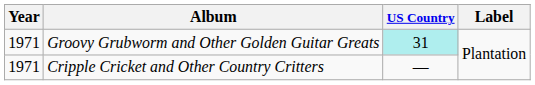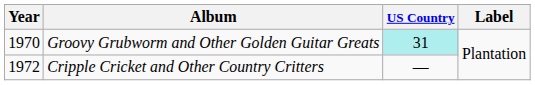(24, 42) 1971 -> (24, 42) 1970
(24, 67) 1971 -> (24, 67) 1972
